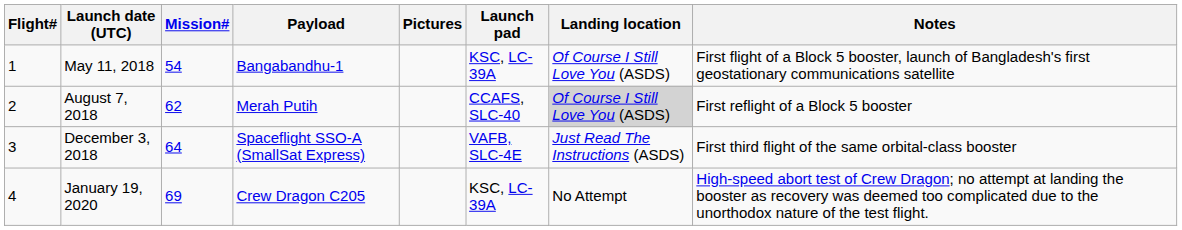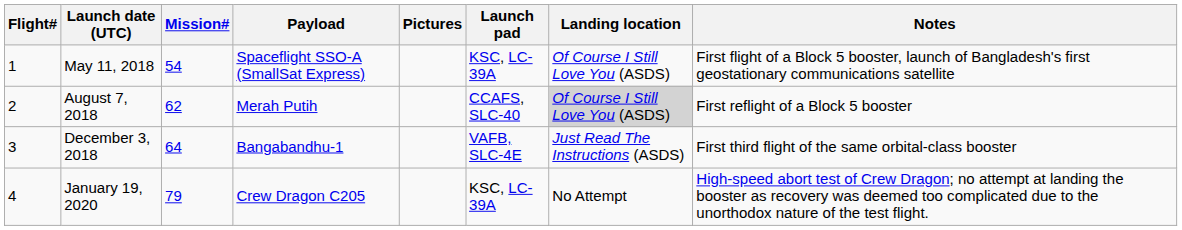(290, 65) Bangabandhu-1 -> (301, 65) Spaceflight SSO-A (SmallSat Express)
(301, 147) Spaceflight SSO-A (SmallSat Express) -> (290, 147) Bangabandhu-1
(173, 196) 69 -> (173, 196) 79
